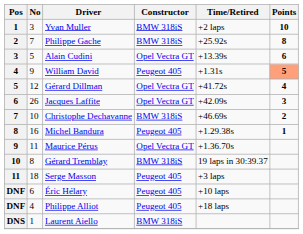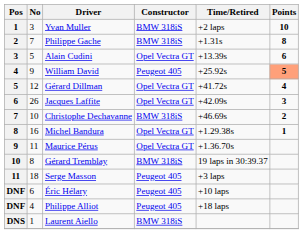(213, 41) +25.92s -> (210, 41) +1.31s
(210, 71) +1.31s -> (213, 71) +25.92s
(159, 131) Peugeot 405 -> (165, 131) Opel Vectra GT
